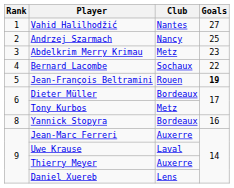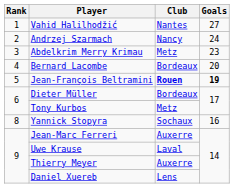(214, 39) 25 -> (214, 39) 24
(175, 66) Sochaux -> (177, 66) Bordeaux
(214, 66) 22 -> (214, 66) 20
(170, 80) normal -> (170, 80) bold
(177, 121) Bordeaux -> (175, 121) Sochaux
